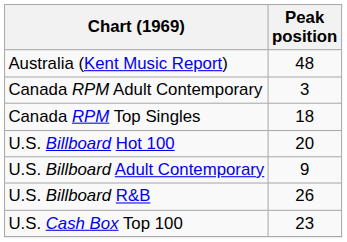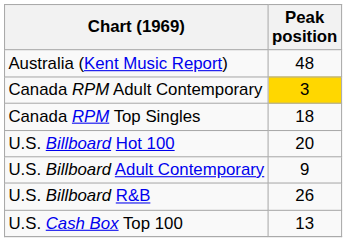(305, 90) no background -> (305, 90) gold background
(305, 223) 23 -> (305, 223) 13
